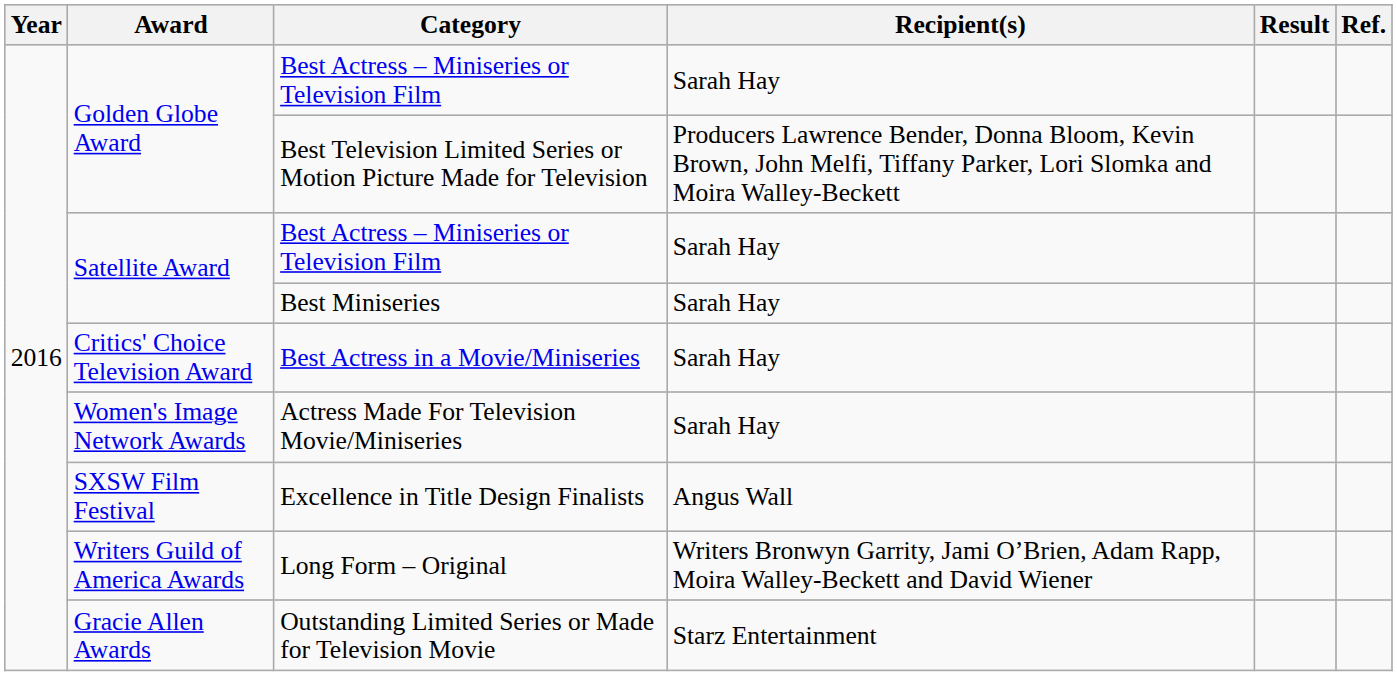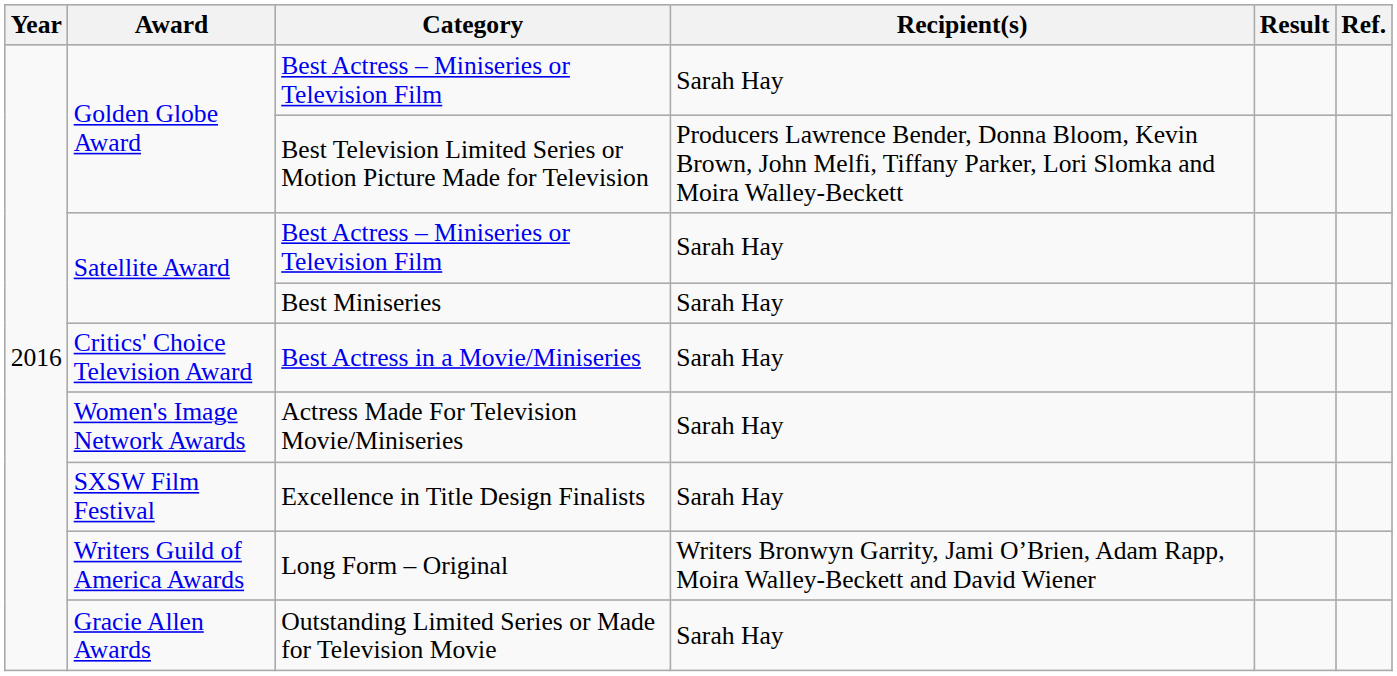(733, 496) Angus Wall -> (730, 496) Sarah Hay
(775, 635) Starz Entertainment -> (730, 635) Sarah Hay
